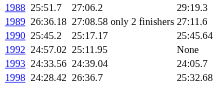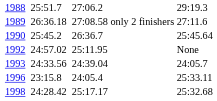(90, 36) 25:17.17 -> (87, 36) 26:36.7
+ row: (15, 78)
(87, 78) 26:36.7 -> (90, 92) 25:17.17
